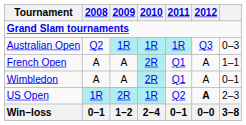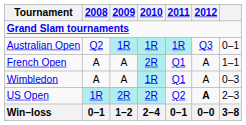(231, 45) 0–3 -> (231, 45) 0–1
(151, 78) 2R -> (151, 78) 1R
(231, 78) 0–1 -> (231, 78) 0–3
(151, 95) 1R -> (151, 95) 2R
